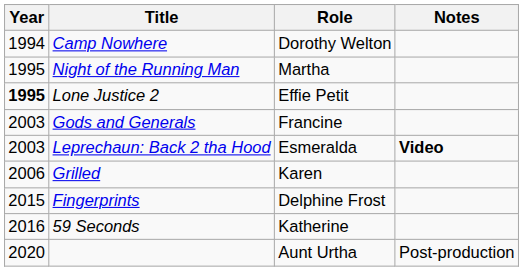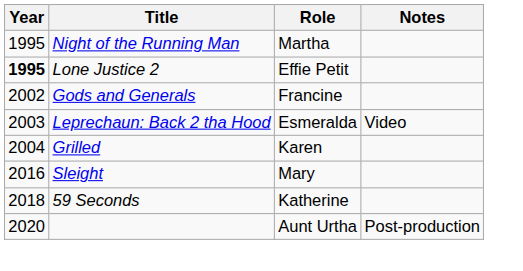- row: (110, 43)
(27, 122) 2003 -> (27, 95) 2002
(421, 148) bold -> (386, 122) normal
(27, 174) 2006 -> (27, 148) 2004
- row: (96, 200)
+ row: (78, 174)
(27, 226) 2016 -> (27, 200) 2018
